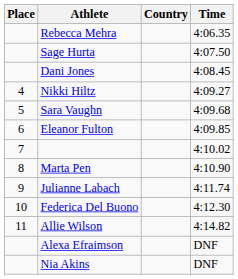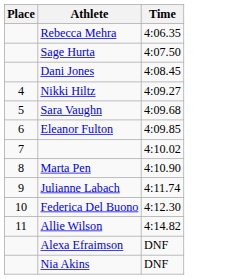- column: (166, 14)
